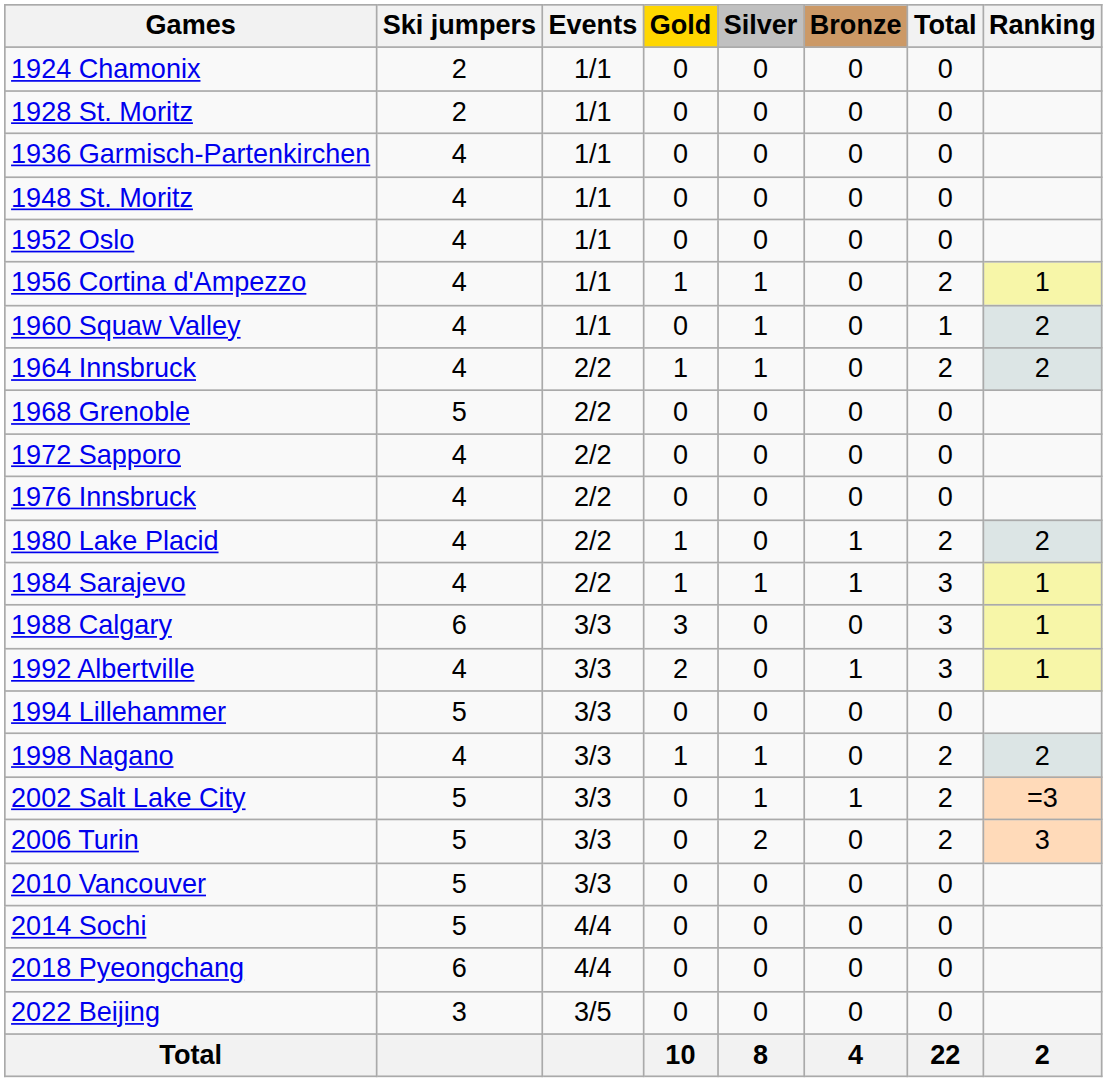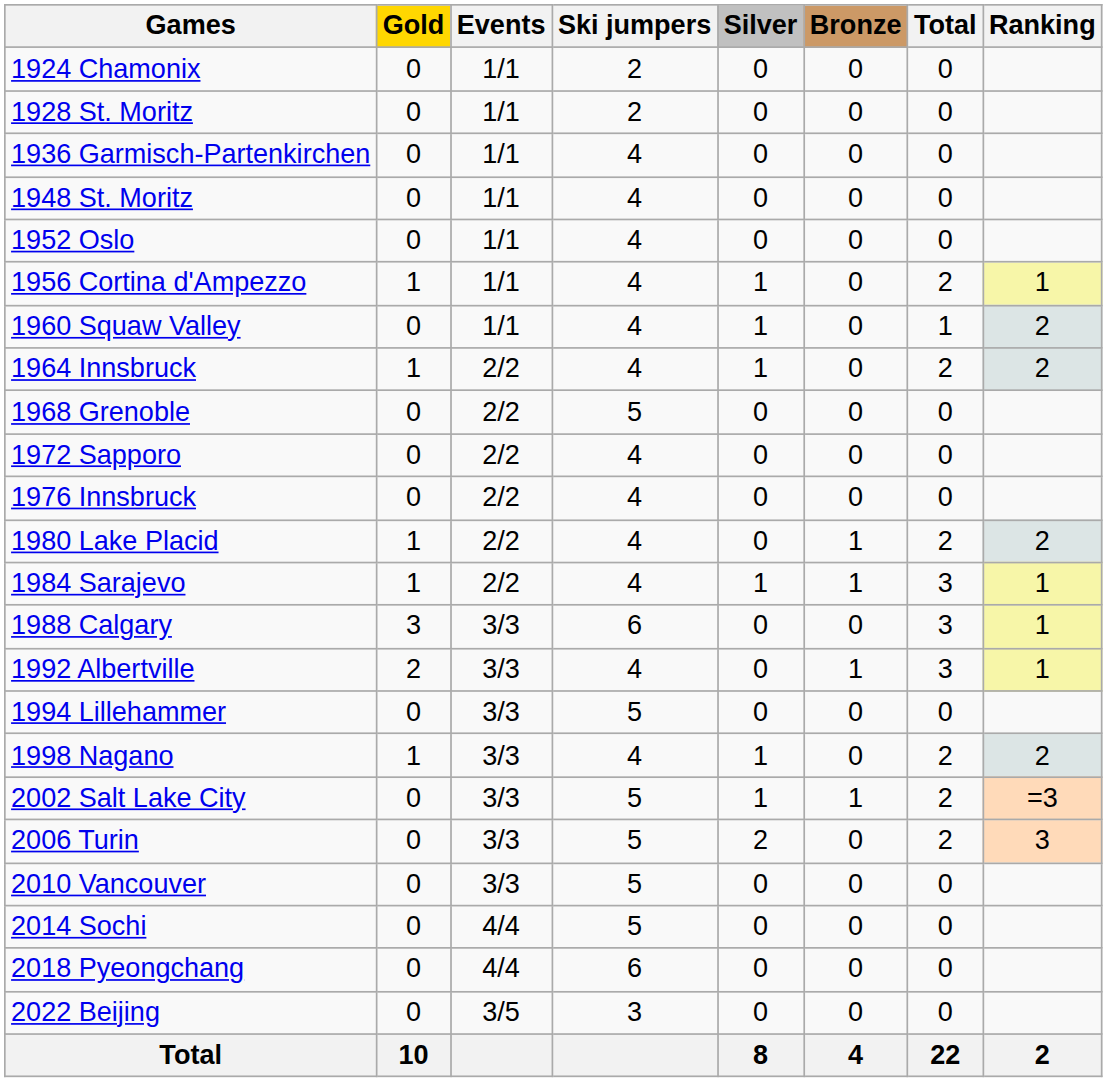columns swapped: (459, 25) <-> (680, 25)
